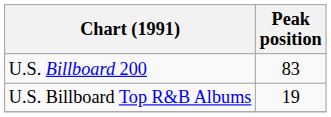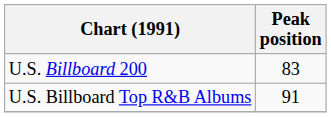(291, 97) 19 -> (291, 97) 91
